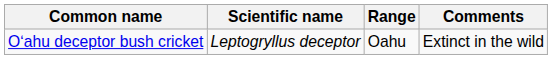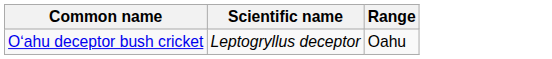- column: (483, 16)
